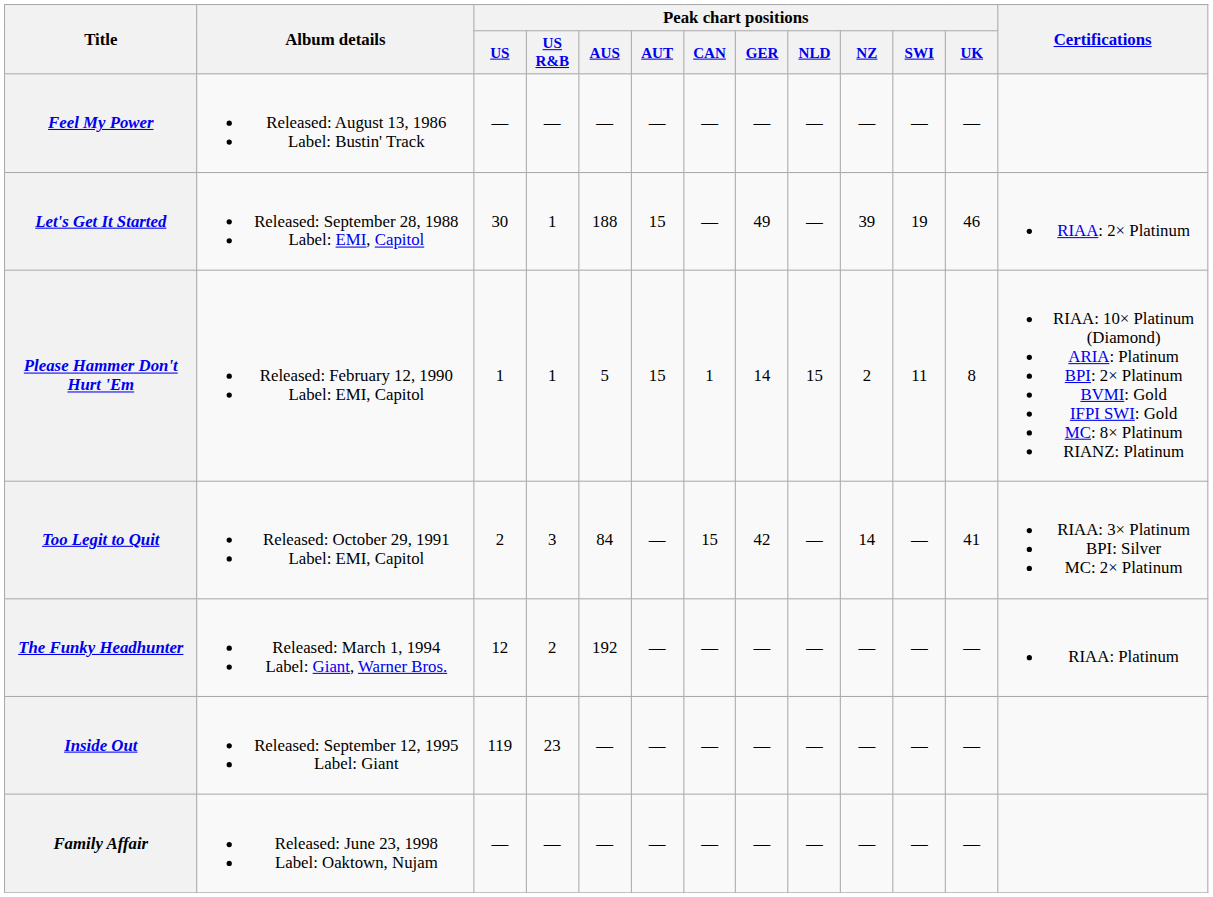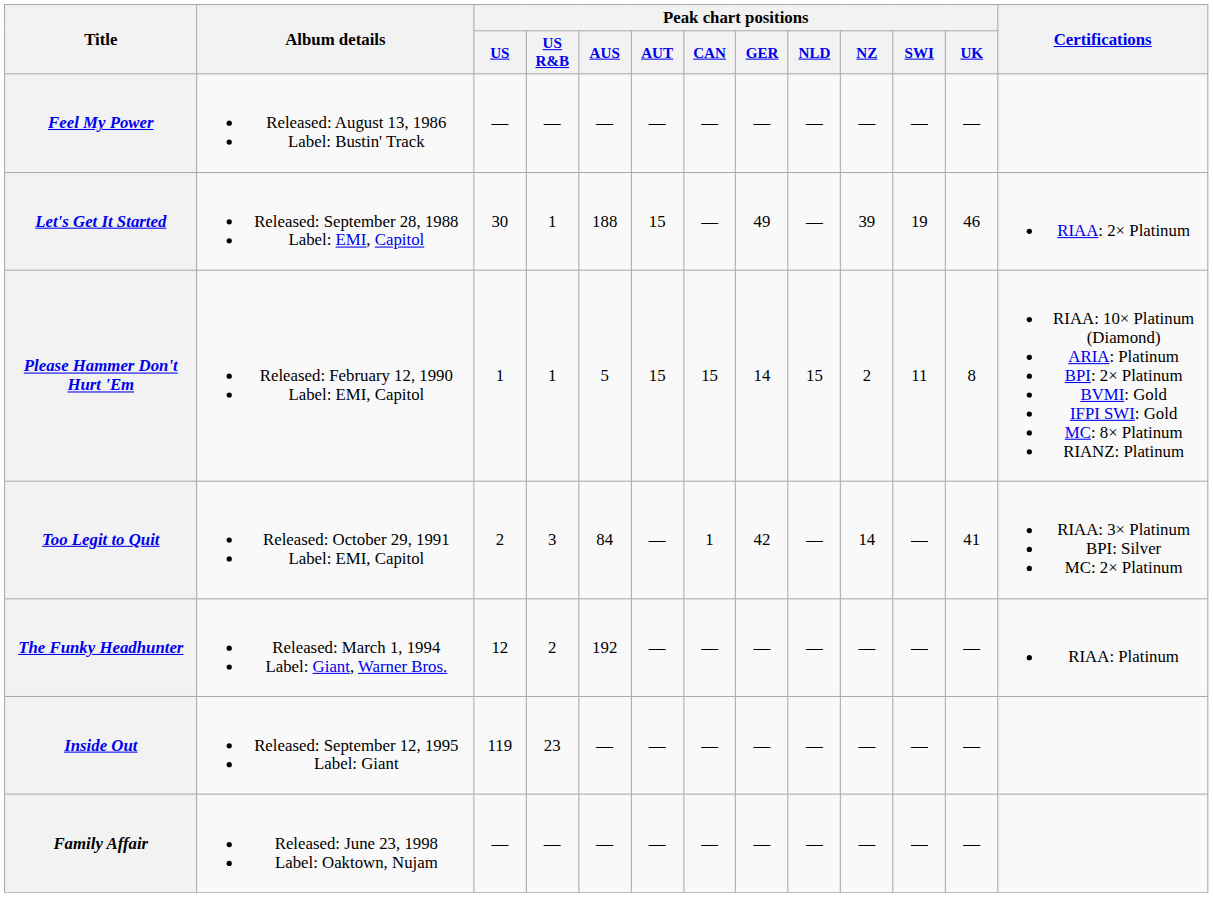(710, 375) 1 -> (710, 375) 15
(710, 539) 15 -> (710, 539) 1
